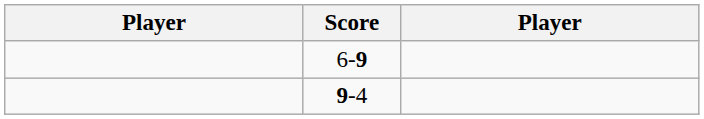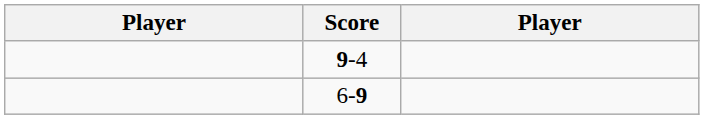rows swapped: (352, 95) <-> (352, 59)
